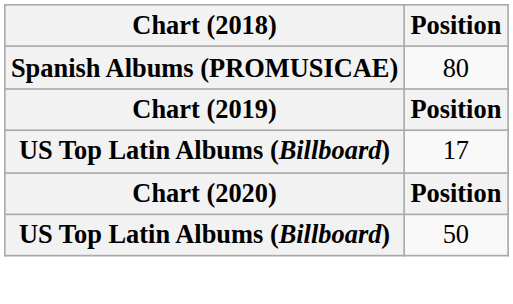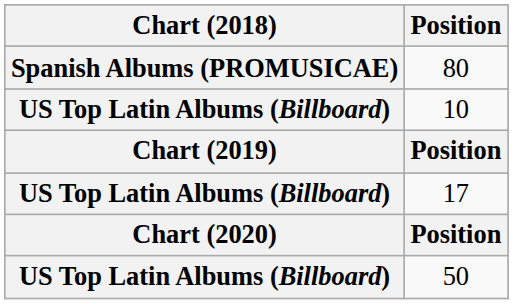+ row: (456, 109)
